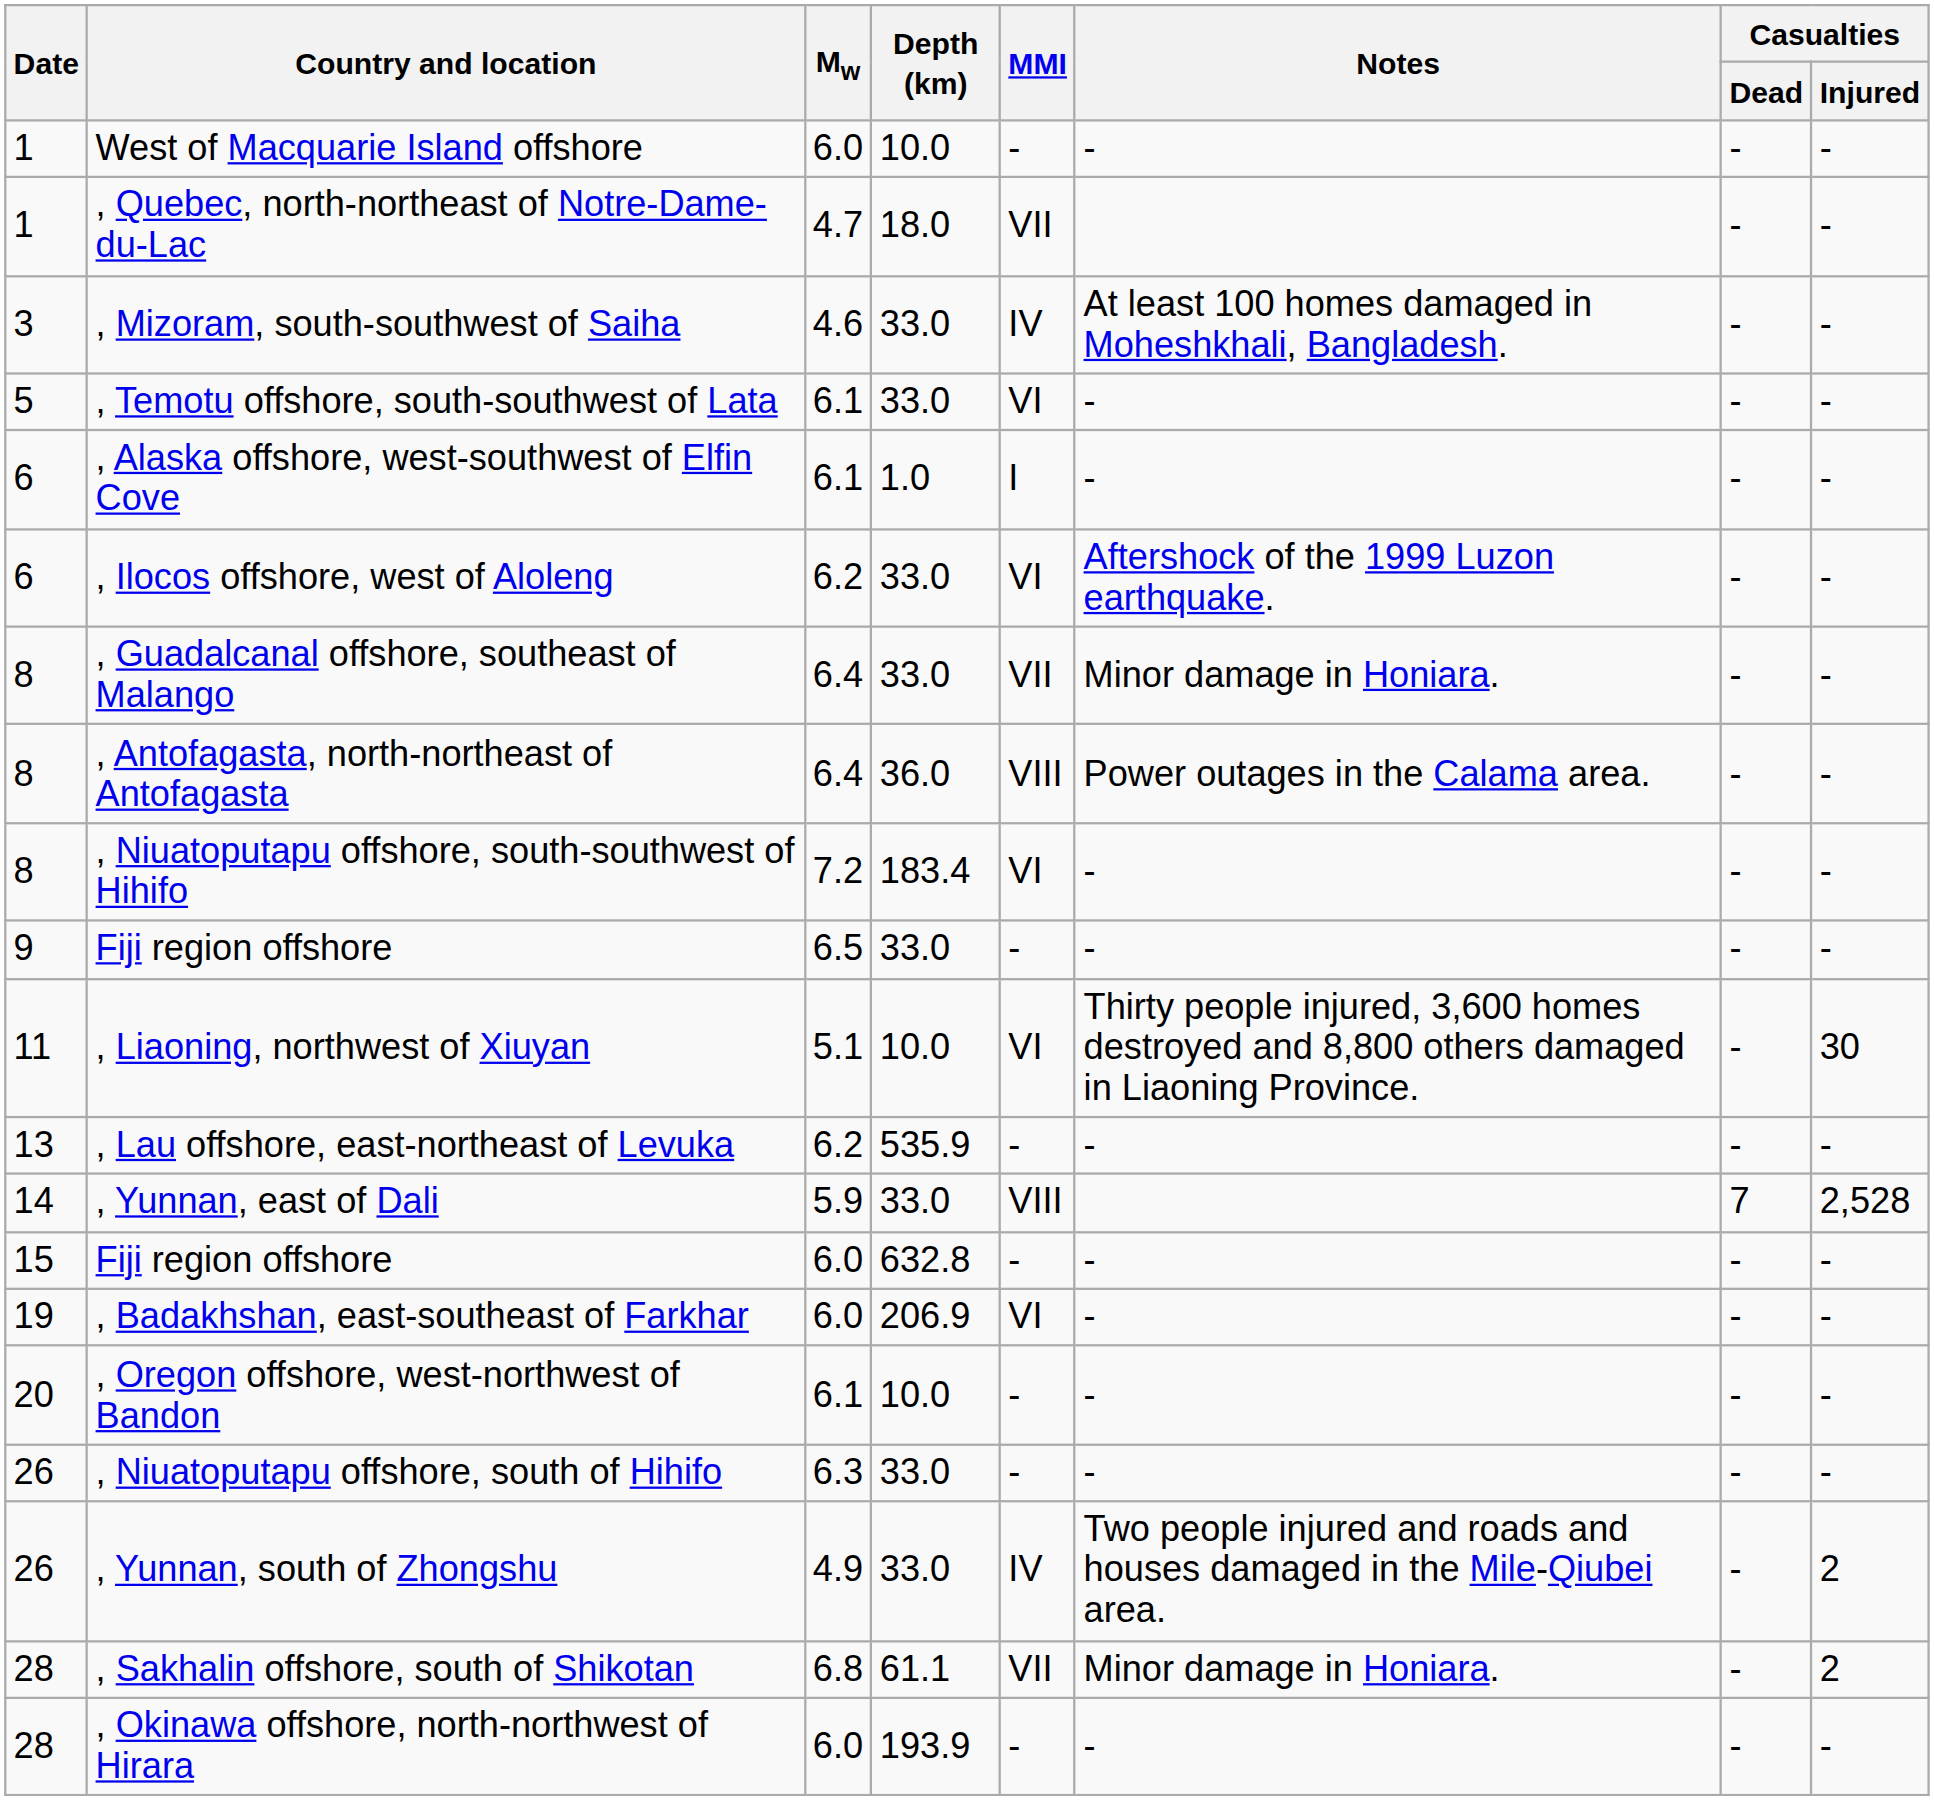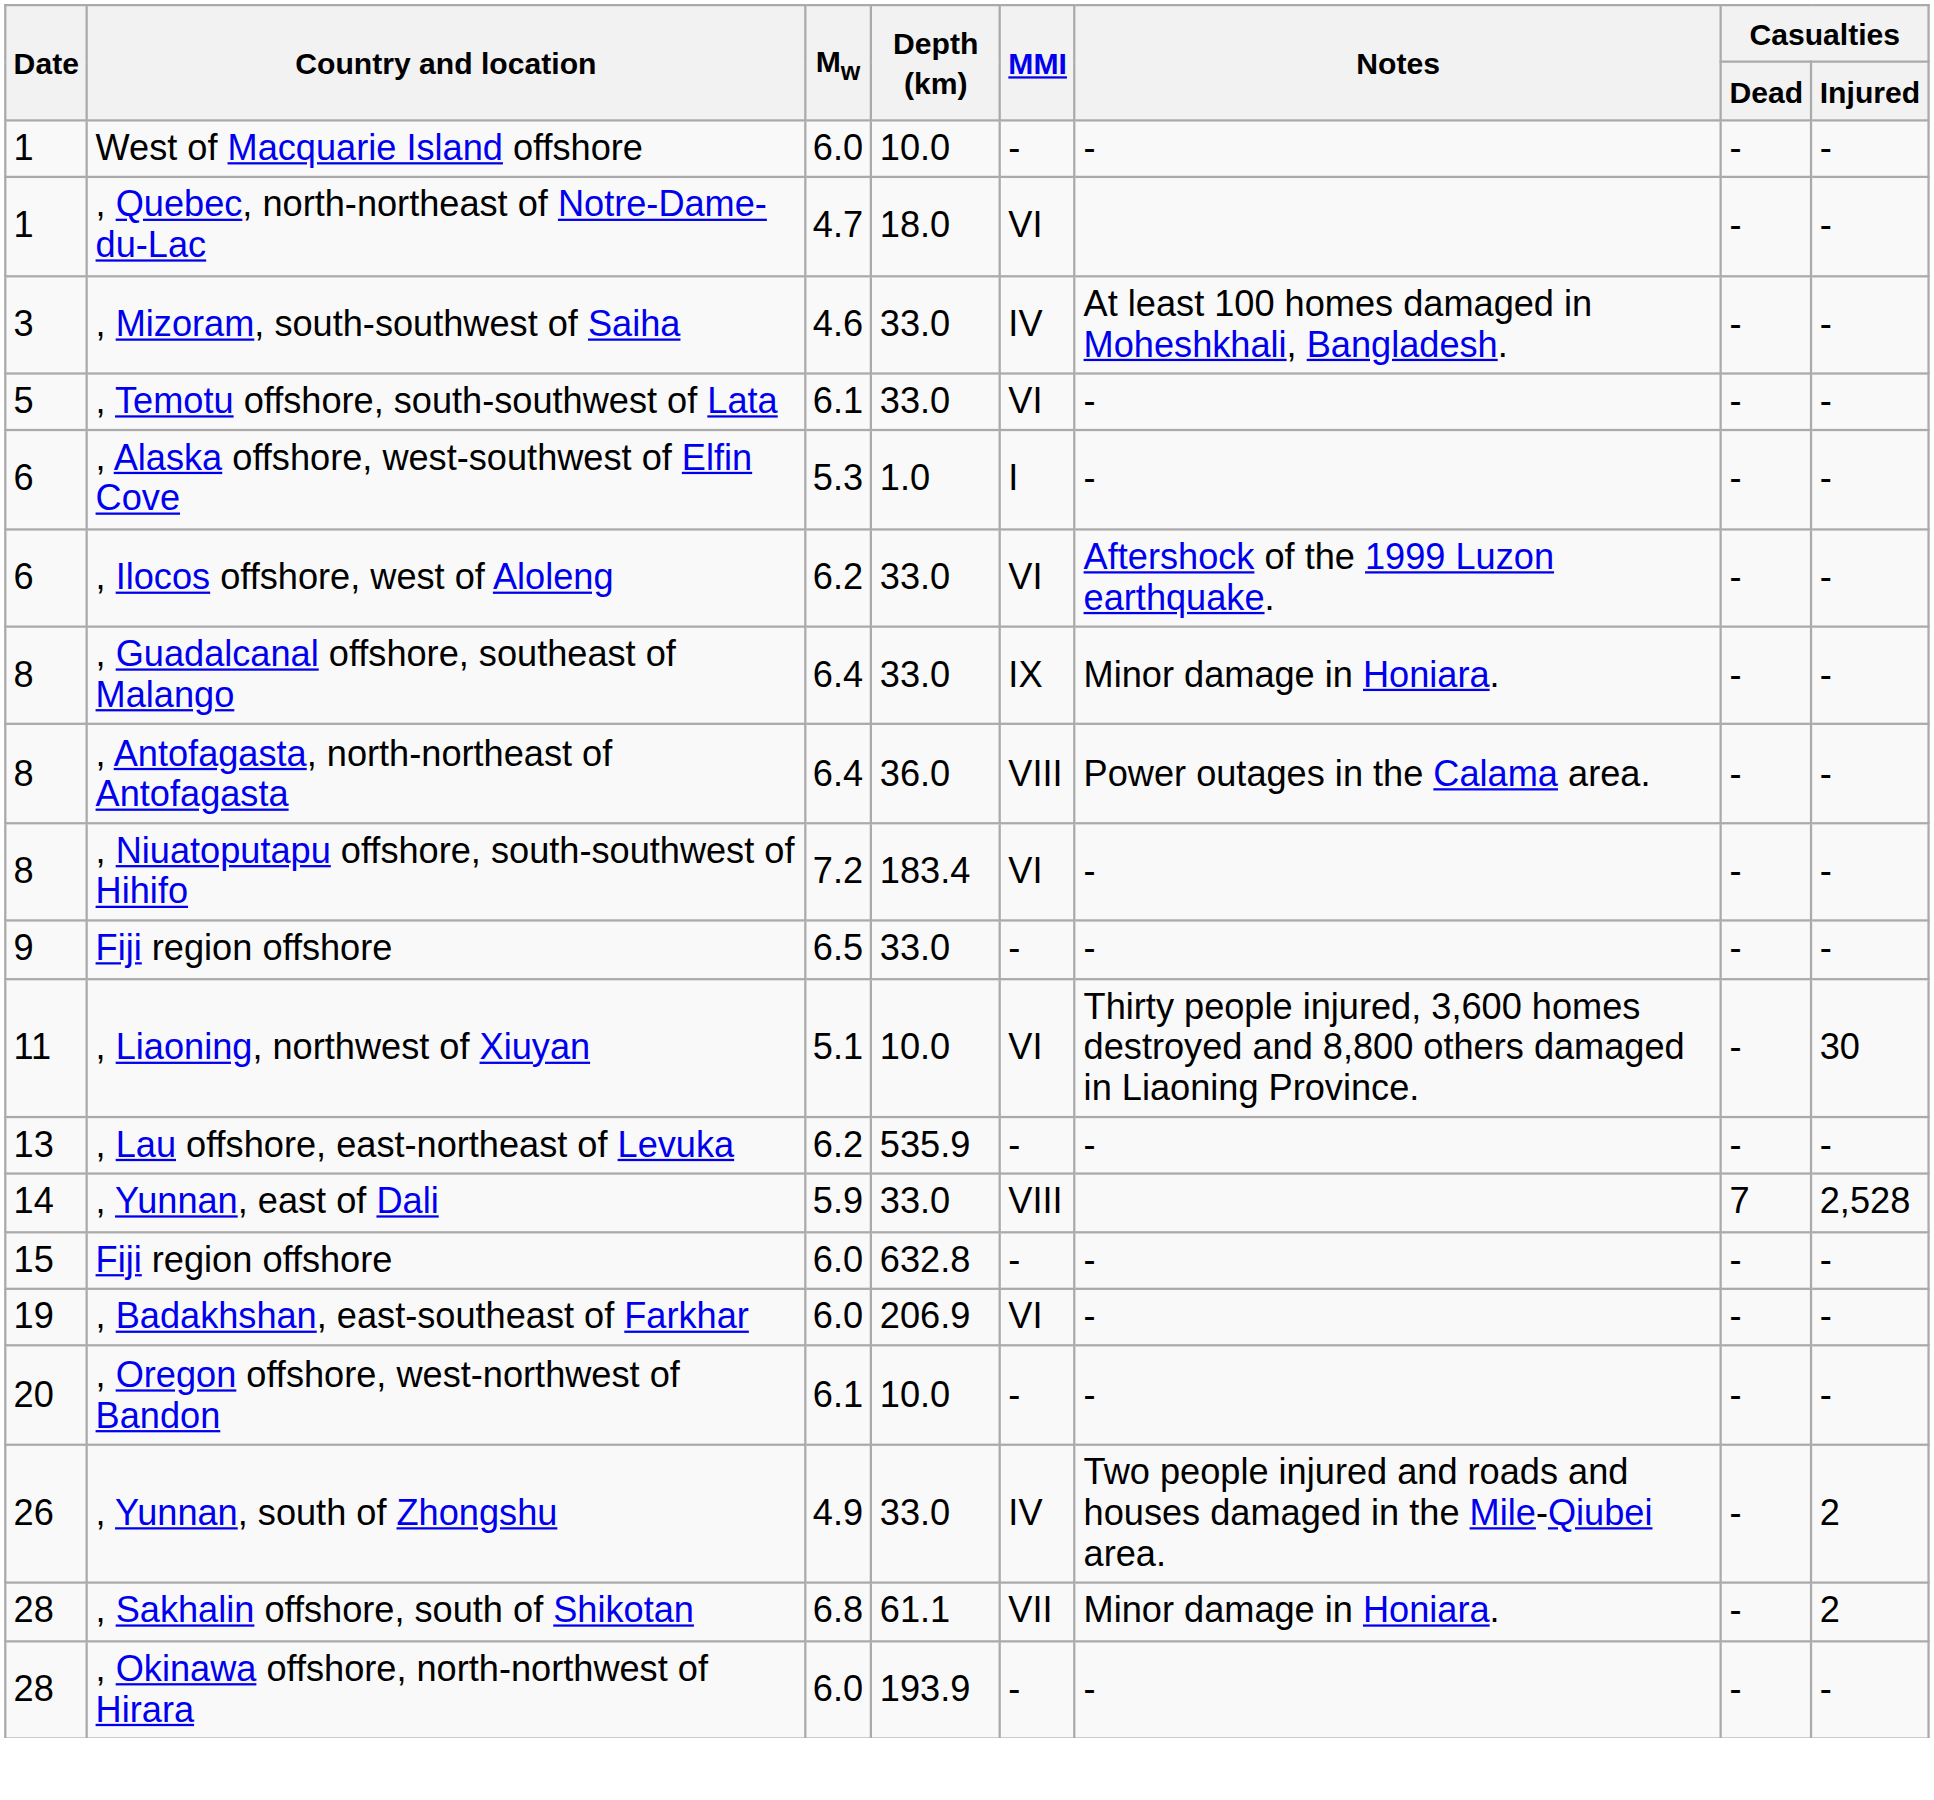(1030, 225) VII -> (1025, 225) VI
(838, 478) 6.1 -> (838, 478) 5.3
(1030, 675) VII -> (1025, 675) IX
- row: (34, 1472)
